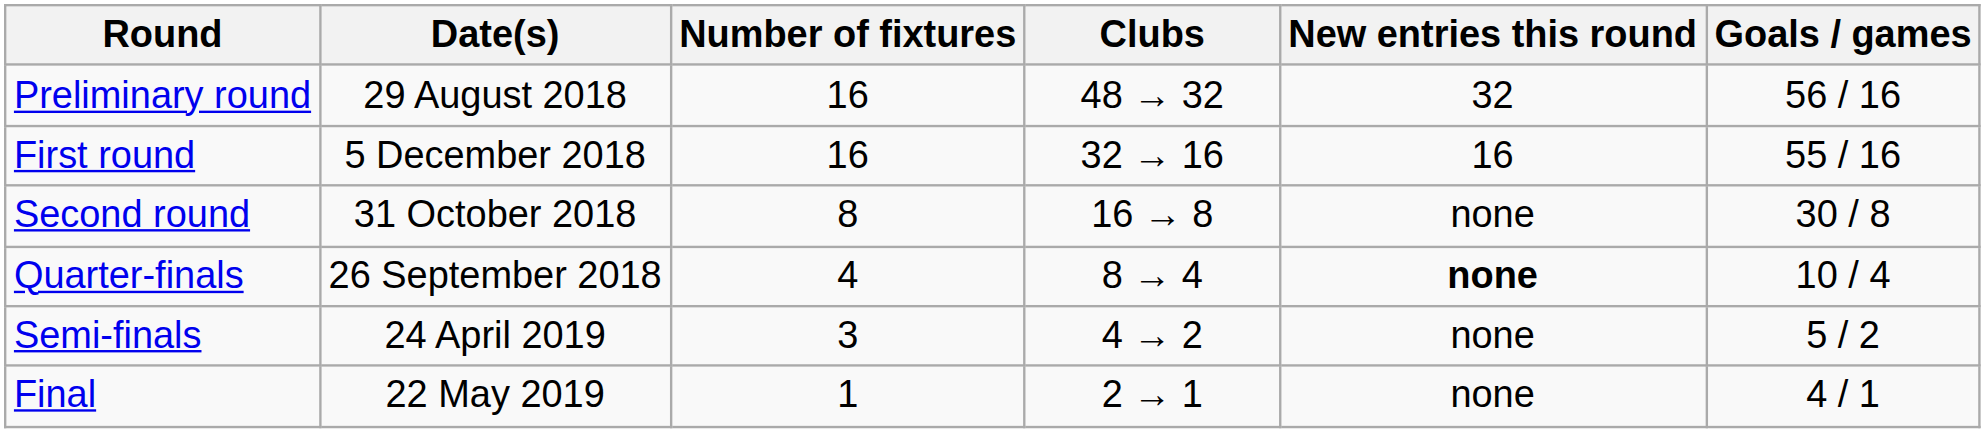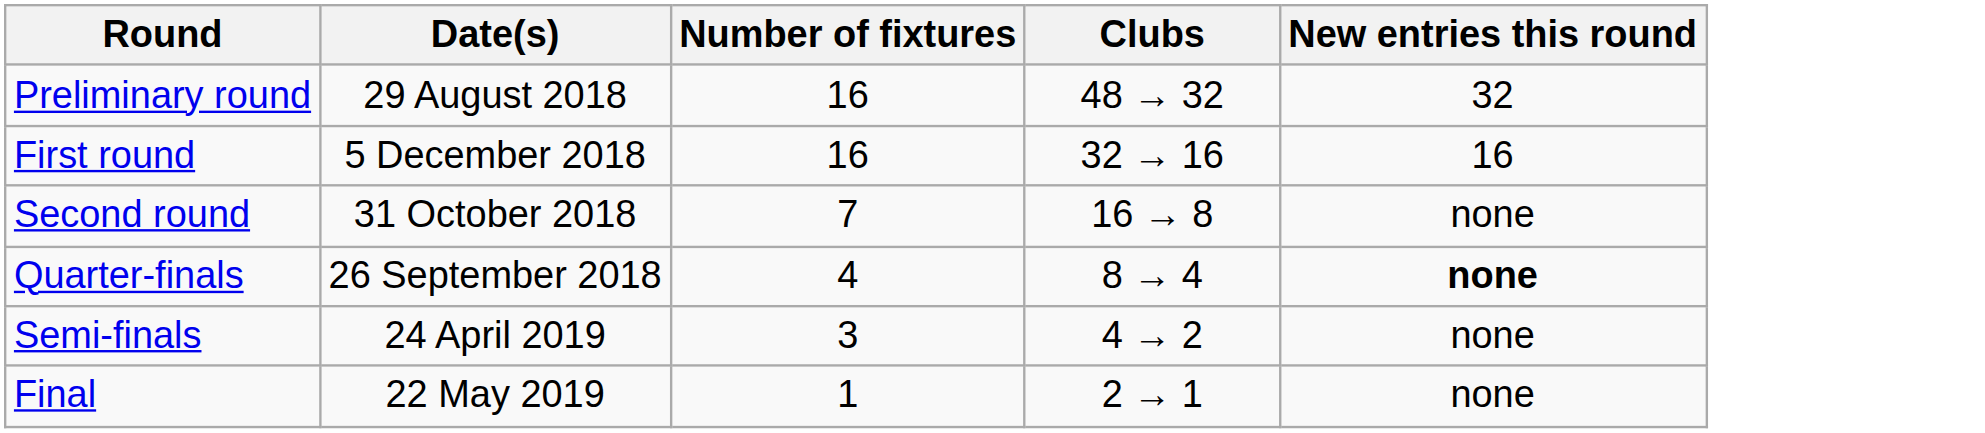- column: (1843, 34)
(848, 214) 8 -> (848, 214) 7
